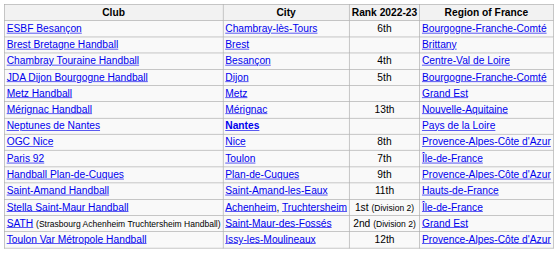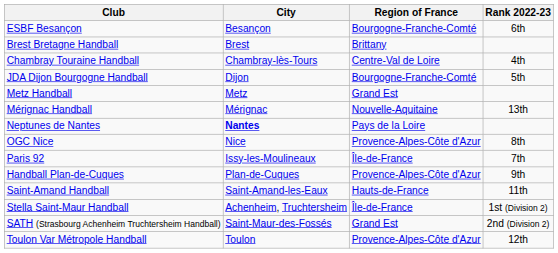columns swapped: (486, 12) <-> (384, 12)
(271, 28) Chambray-lès-Tours -> (248, 28) Besançon
(248, 61) Besançon -> (271, 61) Chambray-lès-Tours
(240, 158) Toulon -> (270, 158) Issy-les-Moulineaux
(270, 239) Issy-les-Moulineaux -> (240, 239) Toulon
